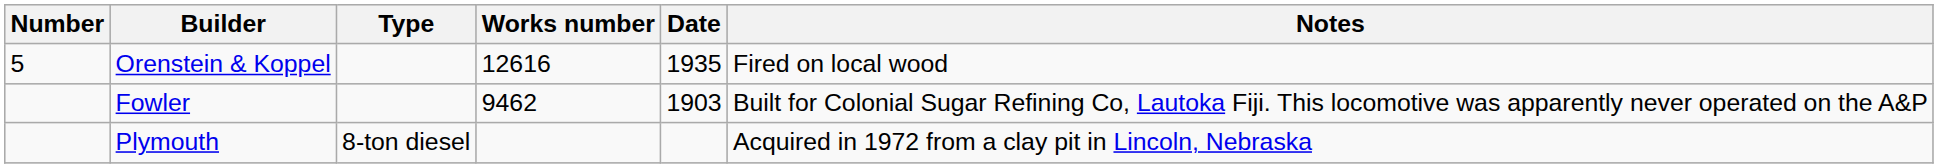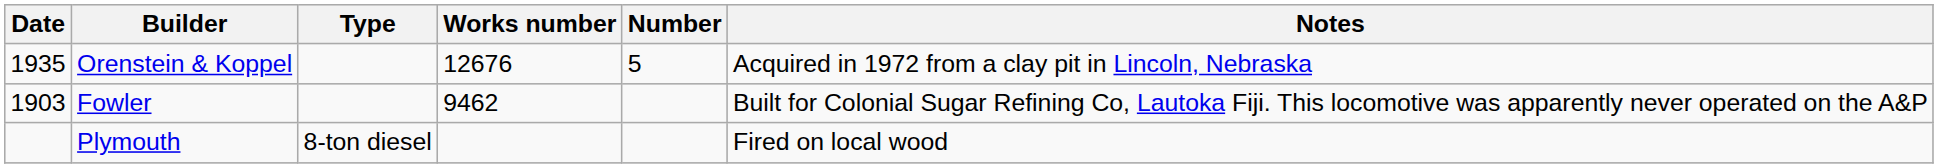columns swapped: (57, 24) <-> (694, 24)
(516, 63) 12616 -> (478, 63) 12676
(841, 63) Fired on local wood -> (1022, 63) Acquired in 1972 from a clay pit in Lincoln, Nebraska
(1022, 142) Acquired in 1972 from a clay pit in Lincoln, Nebraska -> (841, 142) Fired on local wood
